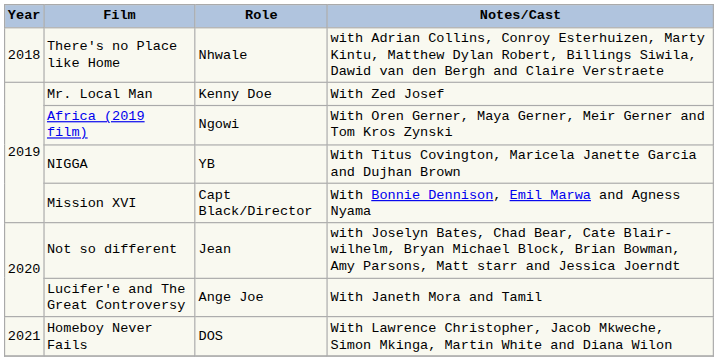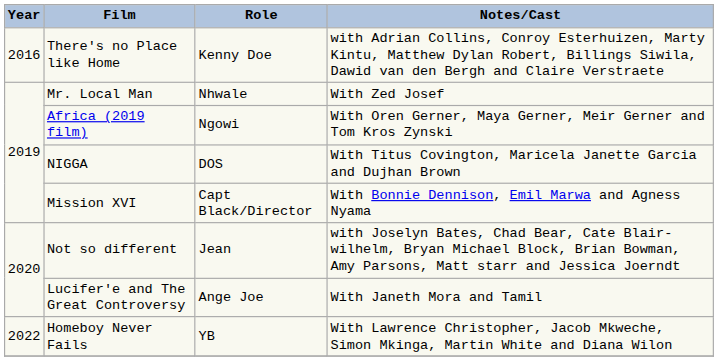(24, 55) 2018 -> (24, 55) 2016
(223, 55) Nhwale -> (235, 55) Kenny Doe
(235, 94) Kenny Doe -> (223, 94) Nhwale
(207, 164) YB -> (211, 164) DOS
(24, 336) 2021 -> (24, 336) 2022
(211, 336) DOS -> (207, 336) YB
